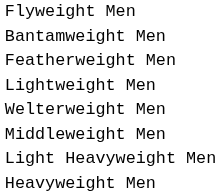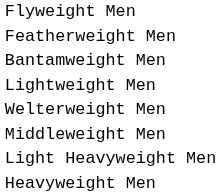rows swapped: (85, 36) <-> (90, 61)
